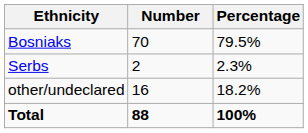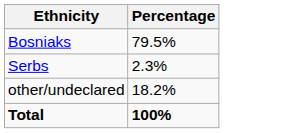- column: (170, 16)
